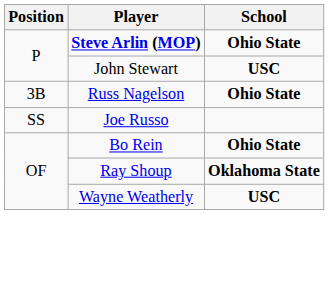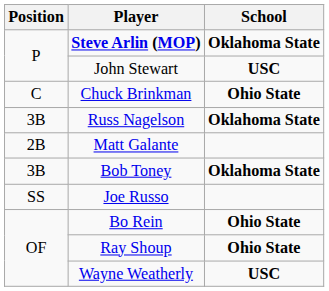(264, 42) Ohio State -> (264, 42) Oklahoma State
+ row: (136, 94)
(264, 94) Ohio State -> (264, 119) Oklahoma State
+ row: (136, 145)
+ row: (136, 171)
(264, 171) Oklahoma State -> (264, 247) Ohio State
